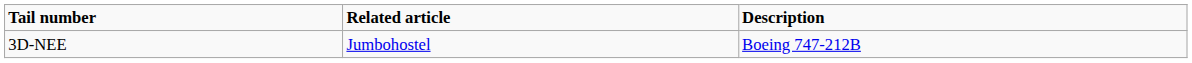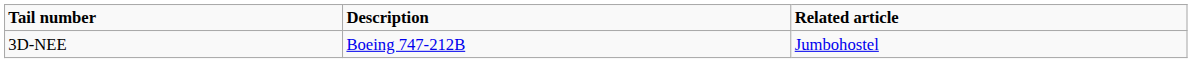columns swapped: (783, 17) <-> (398, 17)
